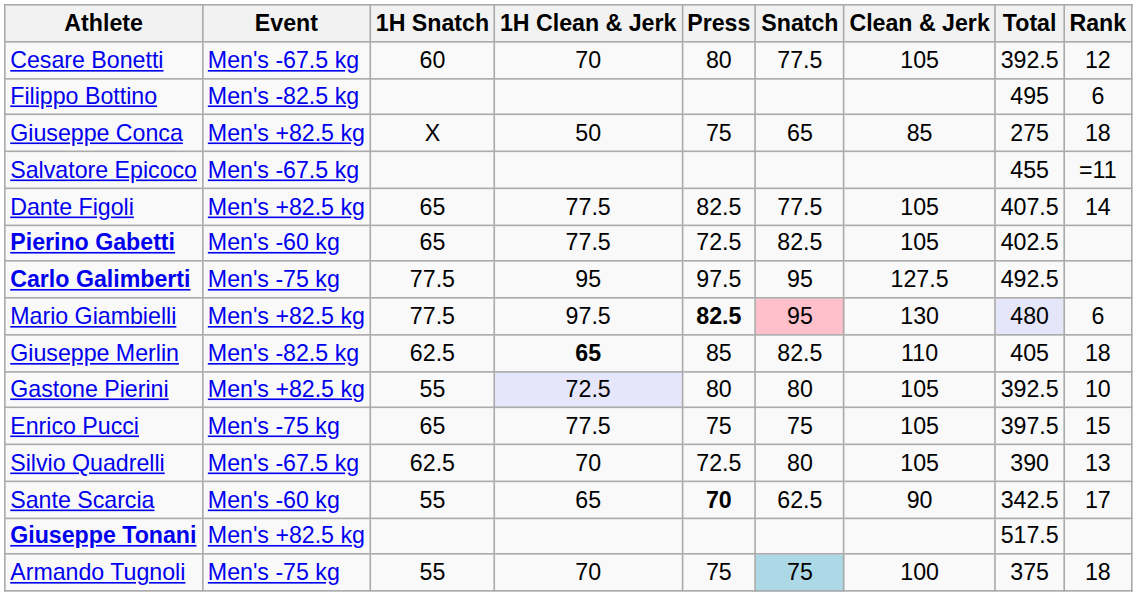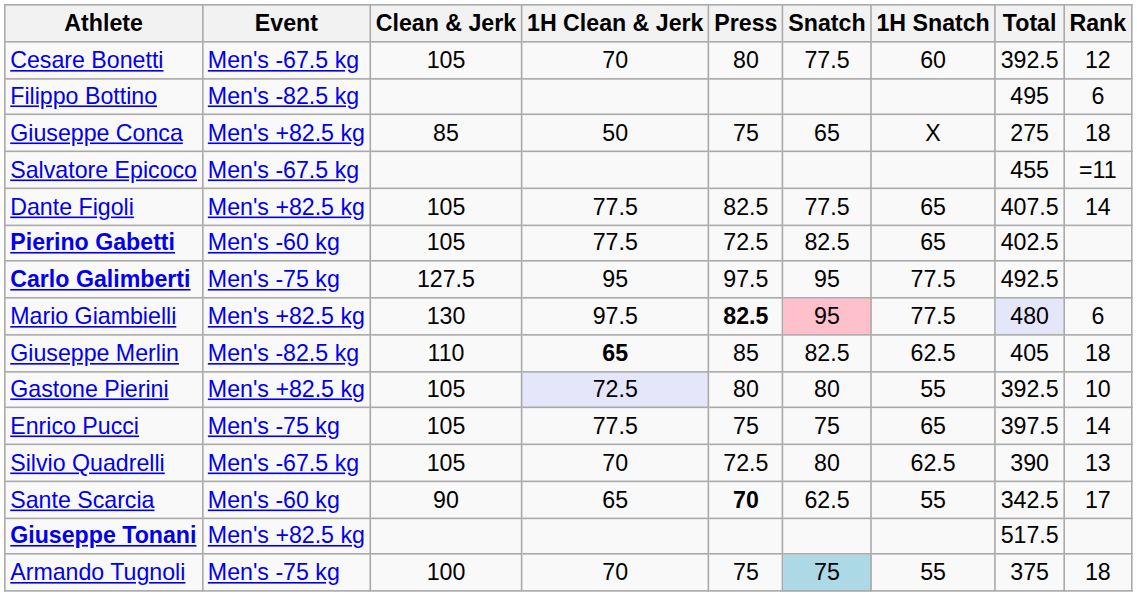columns swapped: (432, 24) <-> (920, 24)
(1098, 426) 15 -> (1098, 426) 14
